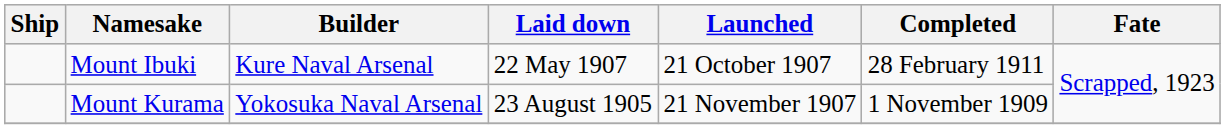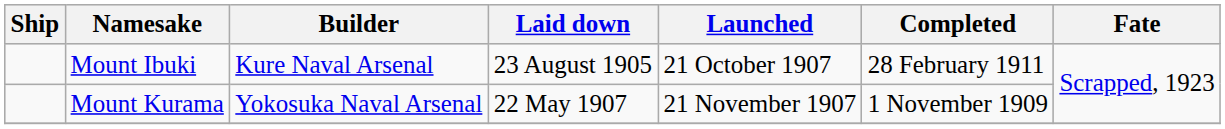(560, 63) 22 May 1907 -> (573, 63) 23 August 1905
(573, 103) 23 August 1905 -> (560, 103) 22 May 1907
